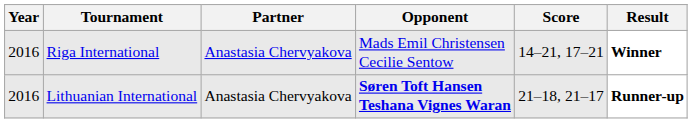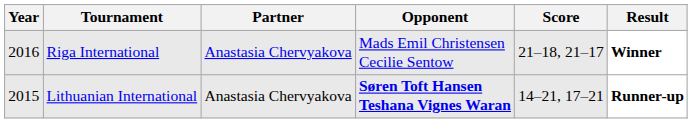(561, 52) 14–21, 17–21 -> (561, 52) 21–18, 21–17
(24, 96) 2016 -> (24, 96) 2015
(561, 96) 21–18, 21–17 -> (561, 96) 14–21, 17–21
